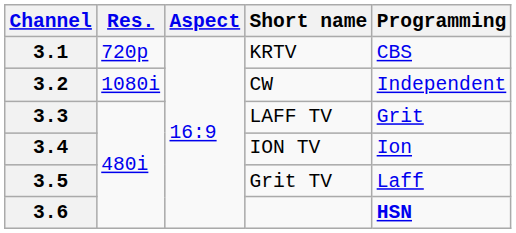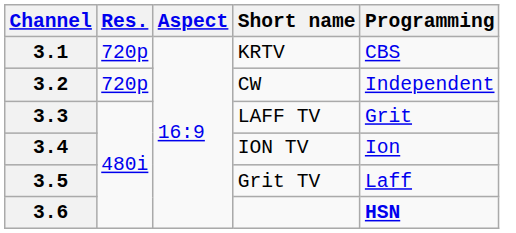(131, 85) 1080i -> (125, 85) 720p
